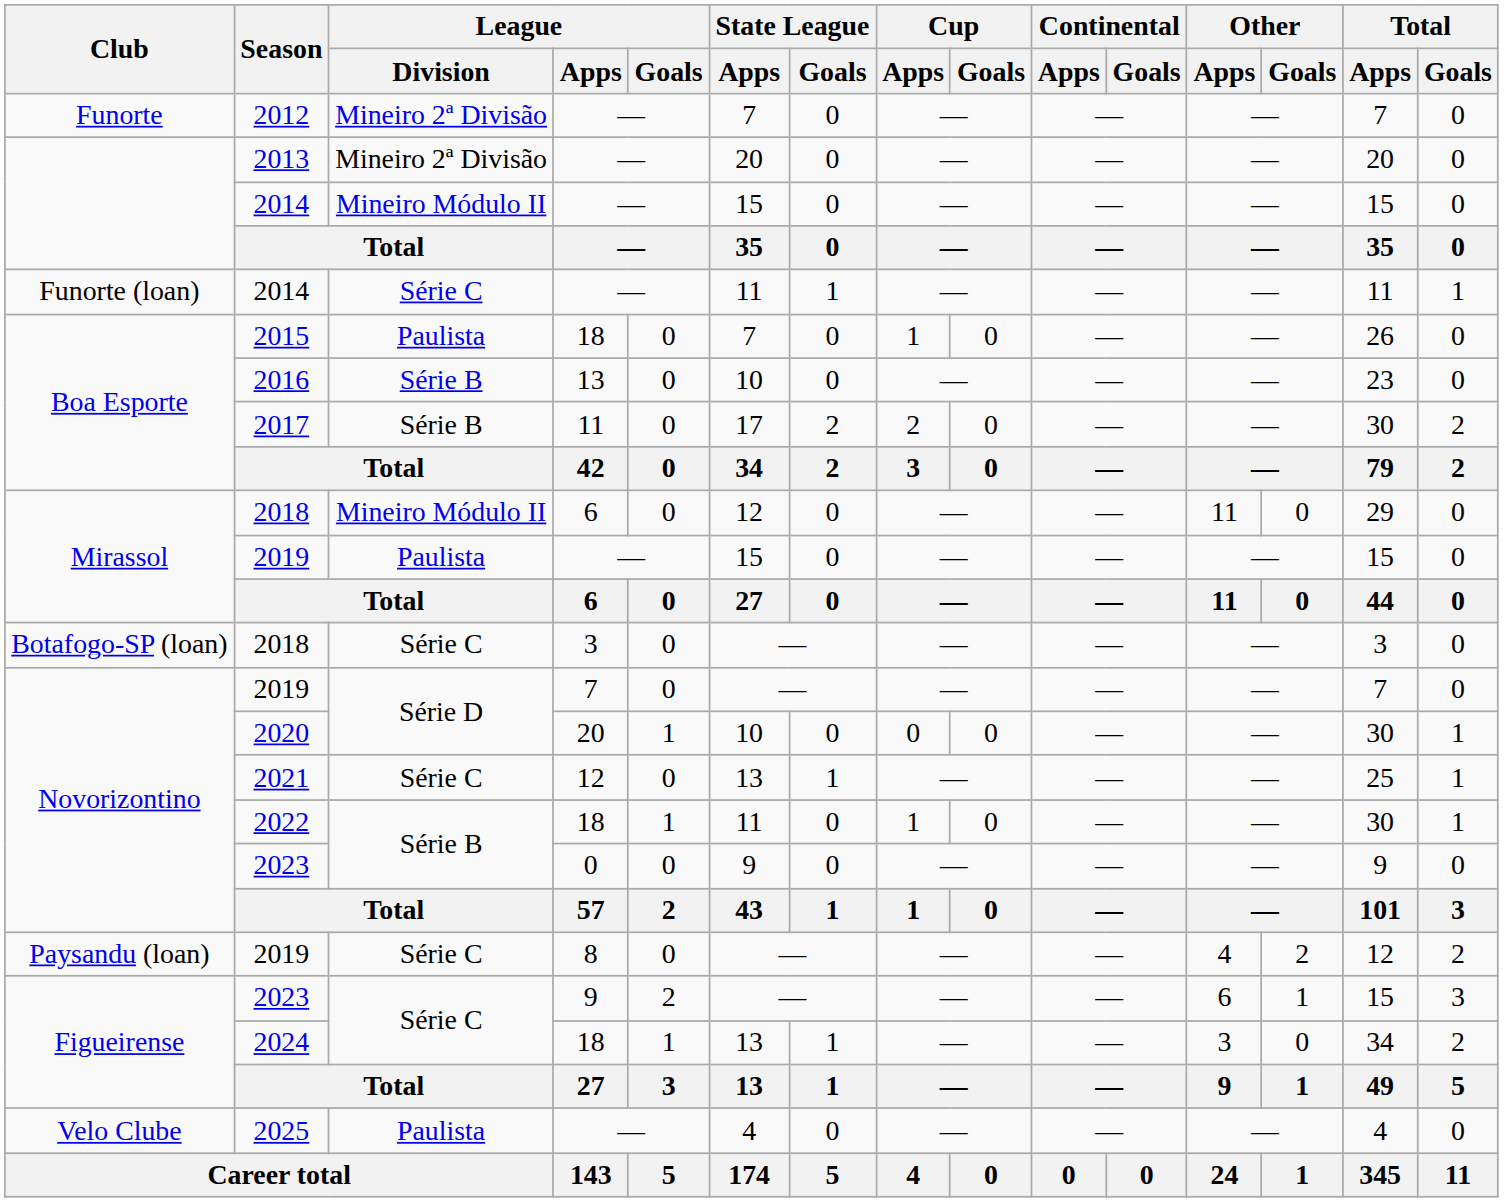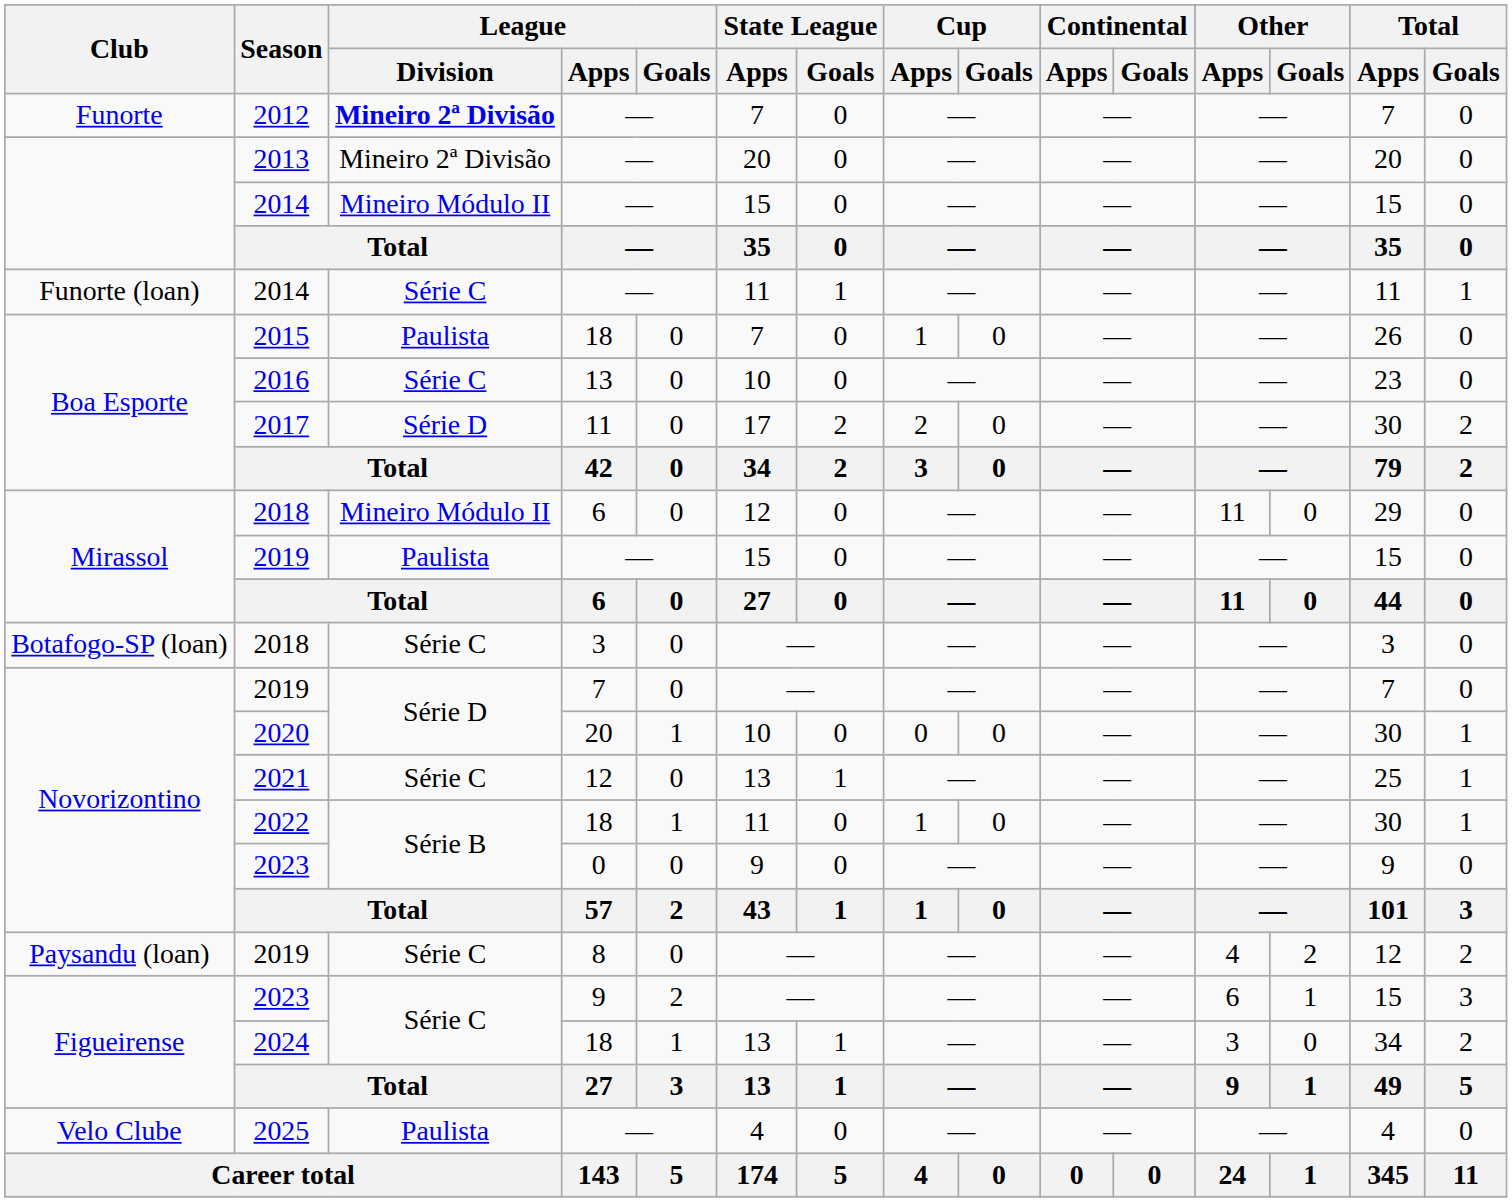(441, 114) normal -> (445, 114) bold
(441, 379) Série B -> (445, 379) Série C
(441, 423) Série B -> (445, 423) Série D
